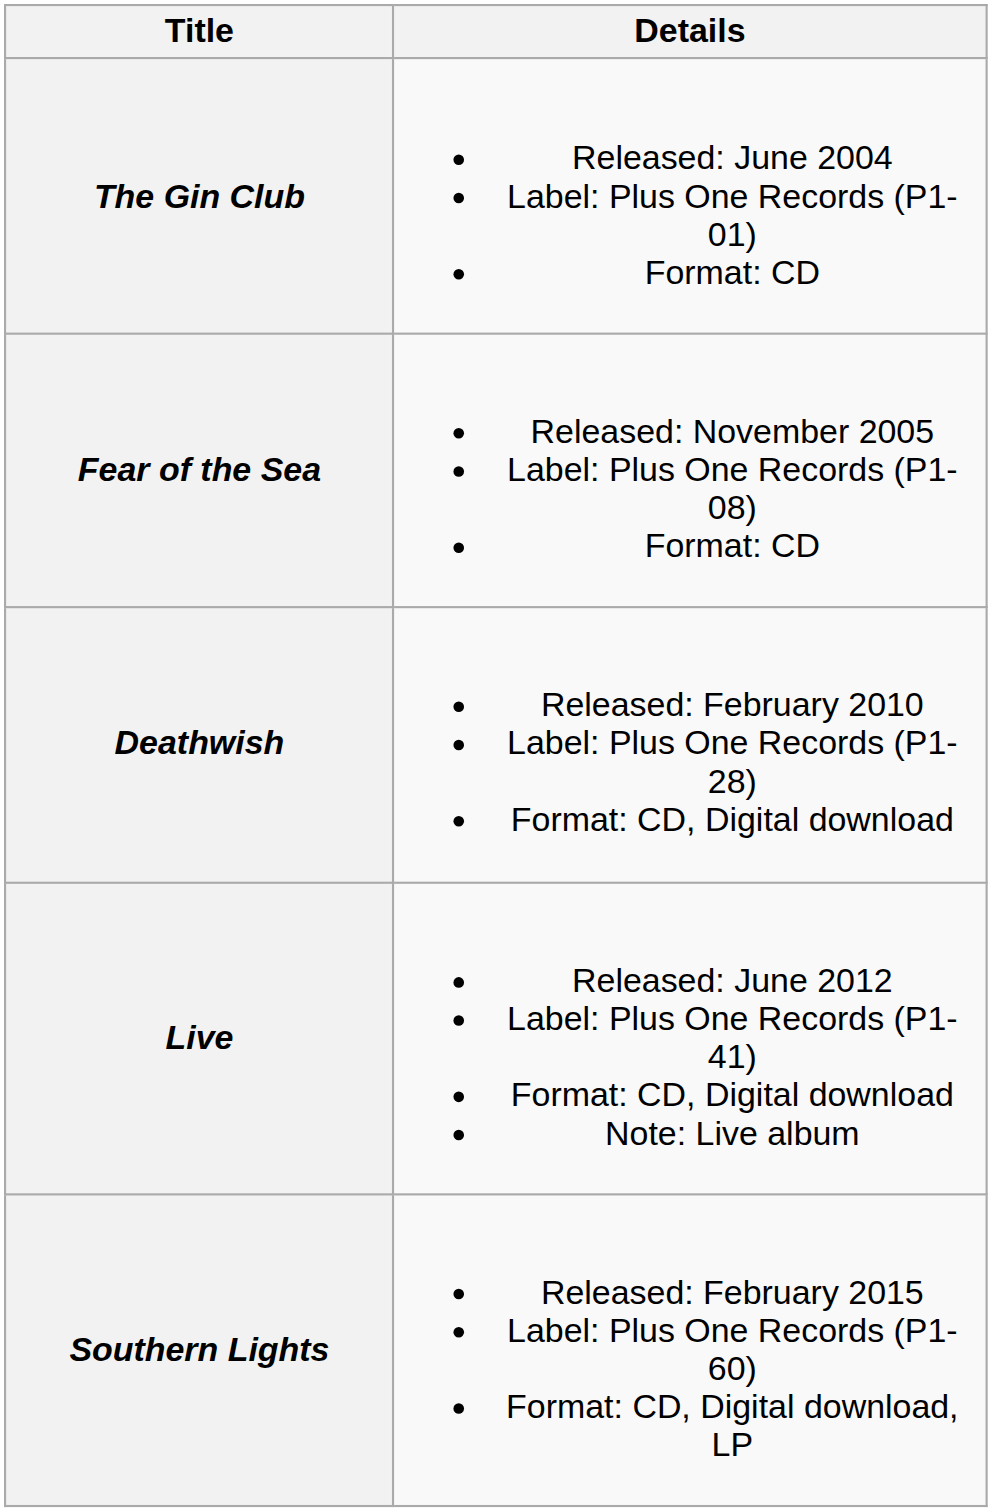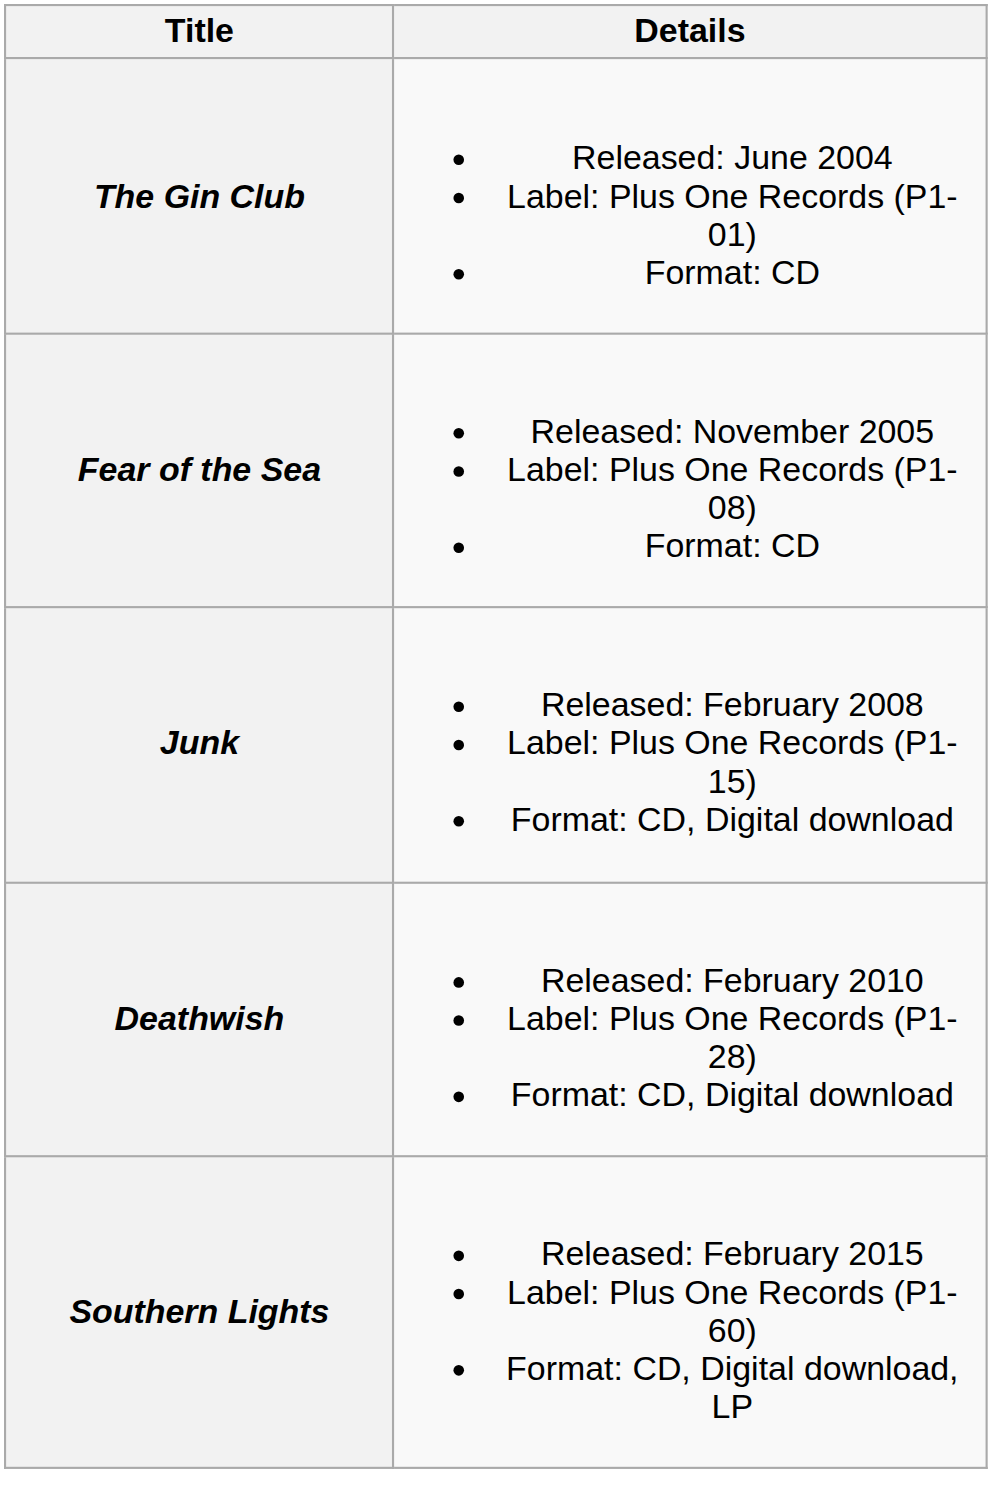+ row: (199, 743)
- row: (199, 1037)
